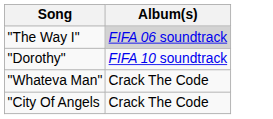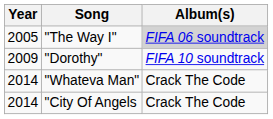+ column: (23, 15)
